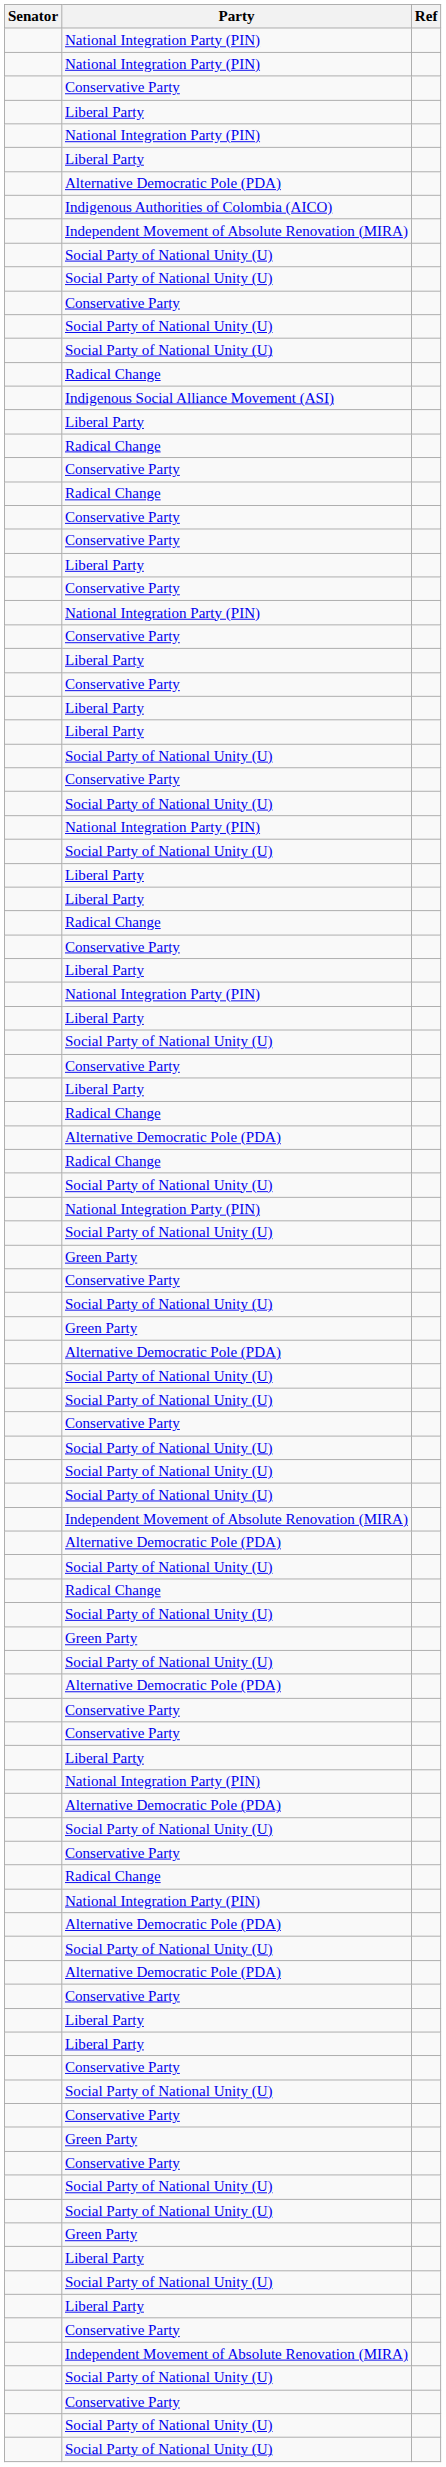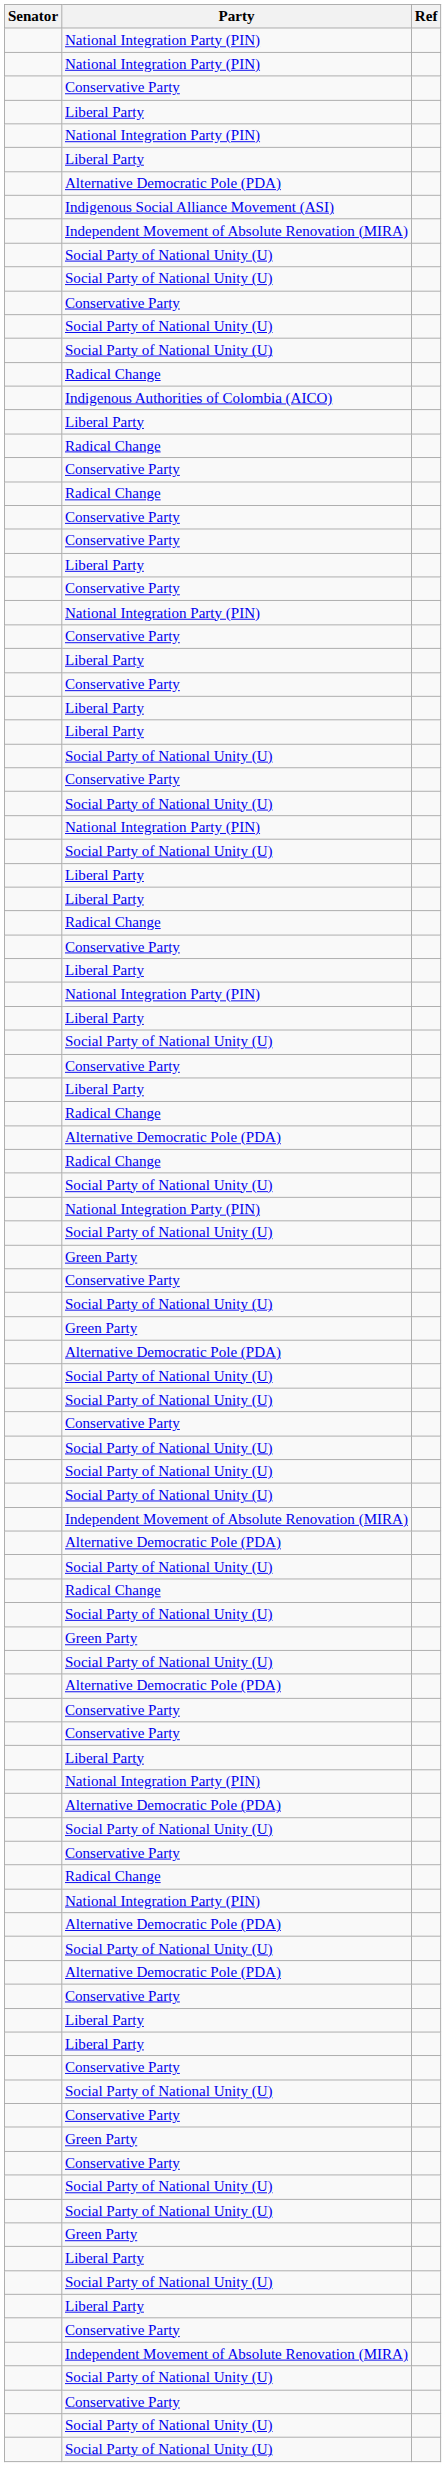rows swapped: (33, 398) <-> (33, 207)
